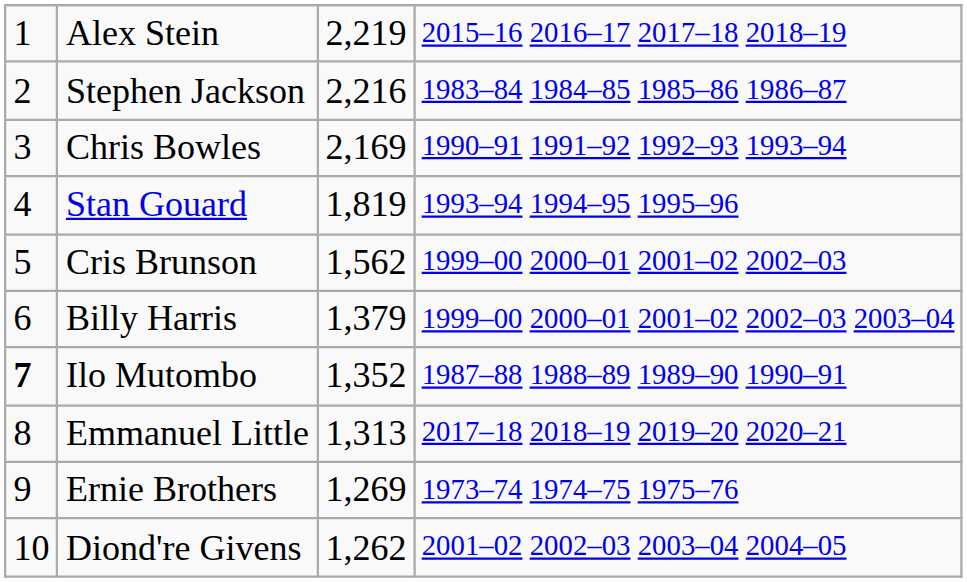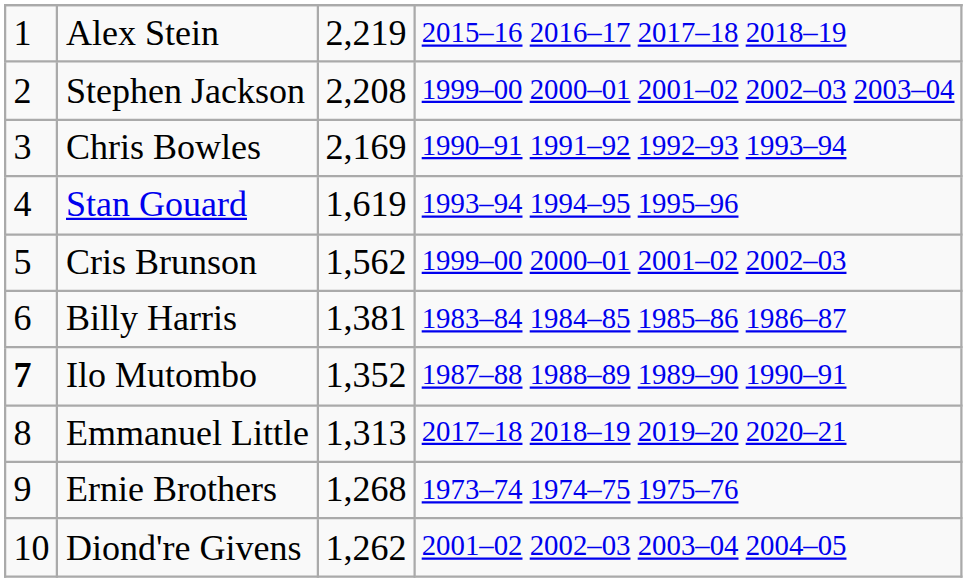(366, 90) 2,216 -> (366, 90) 2,208
(634, 90) 1983–84 1984–85 1985–86 1986–87 -> (688, 90) 1999–00 2000–01 2001–02 2002–03 2003–04
(366, 204) 1,819 -> (366, 204) 1,619
(366, 318) 1,379 -> (366, 318) 1,381
(688, 318) 1999–00 2000–01 2001–02 2002–03 2003–04 -> (634, 318) 1983–84 1984–85 1985–86 1986–87
(366, 489) 1,269 -> (366, 489) 1,268
